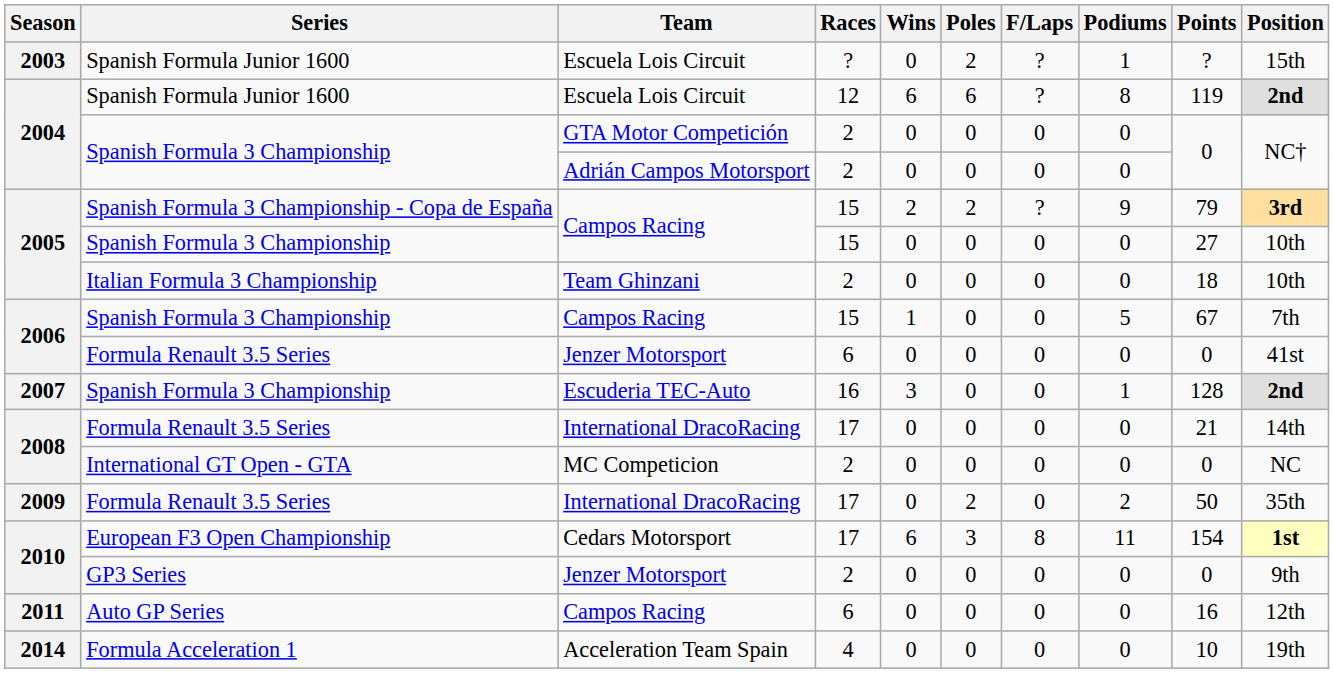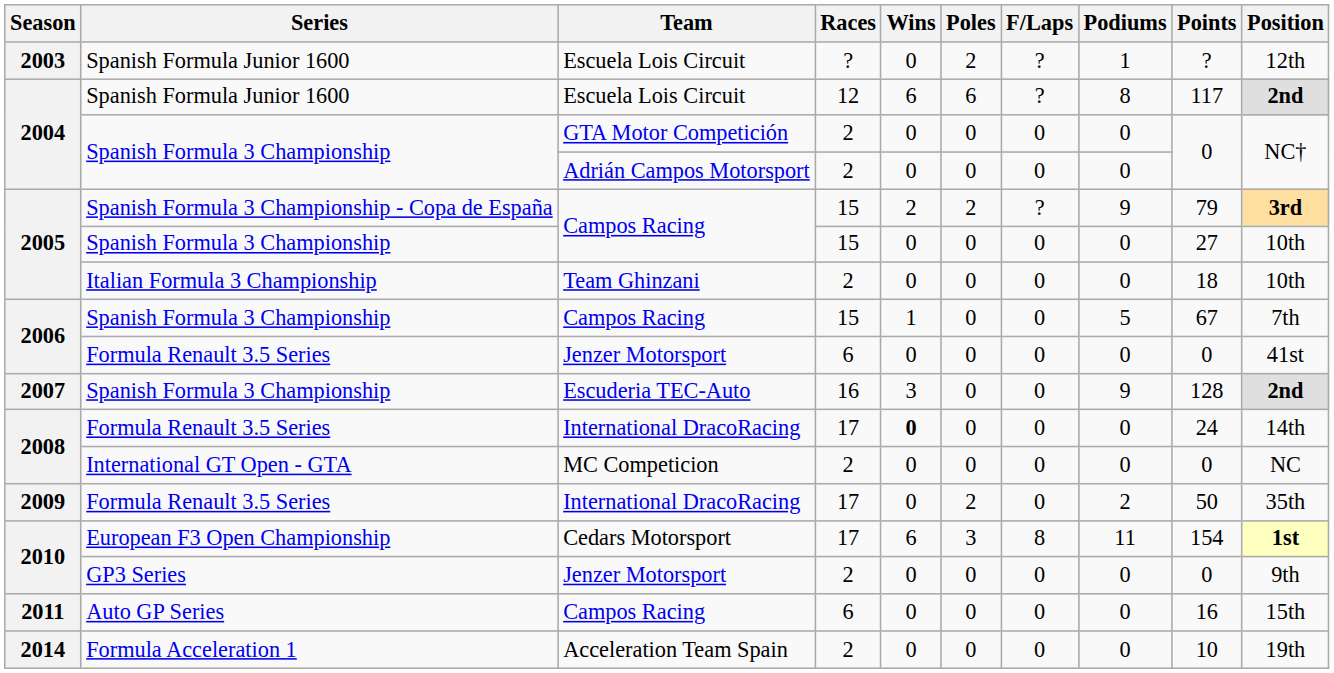(1285, 60) 15th -> (1285, 60) 12th
(1207, 96) 119 -> (1207, 96) 117
(1125, 391) 1 -> (1125, 391) 9
(911, 428) normal -> (911, 428) bold
(1207, 428) 21 -> (1207, 428) 24
(1285, 612) 12th -> (1285, 612) 15th
(848, 649) 4 -> (848, 649) 2
